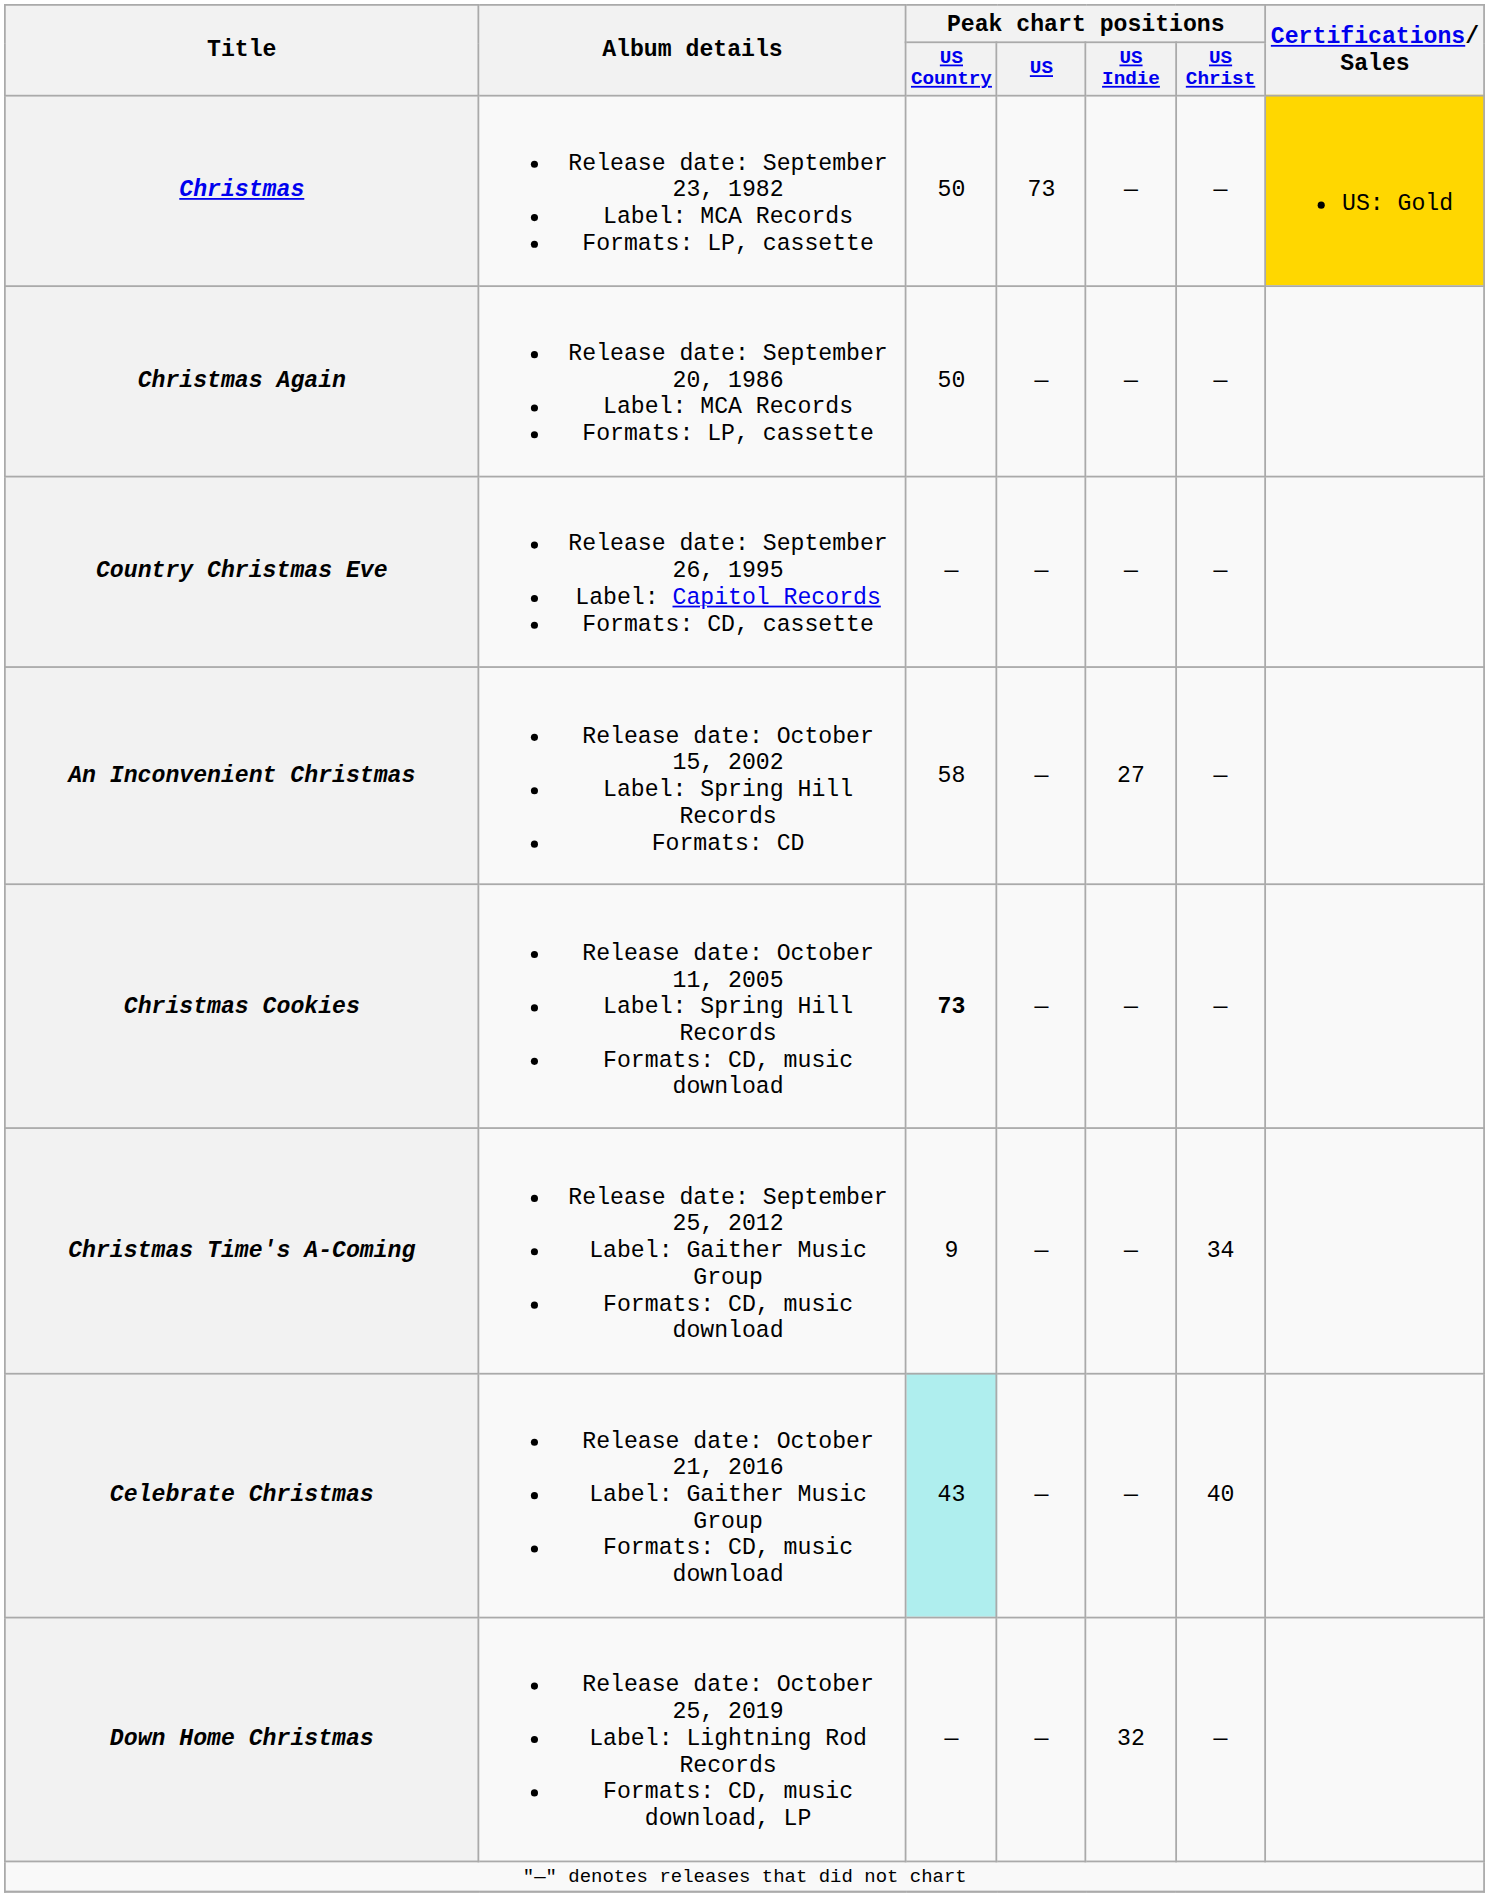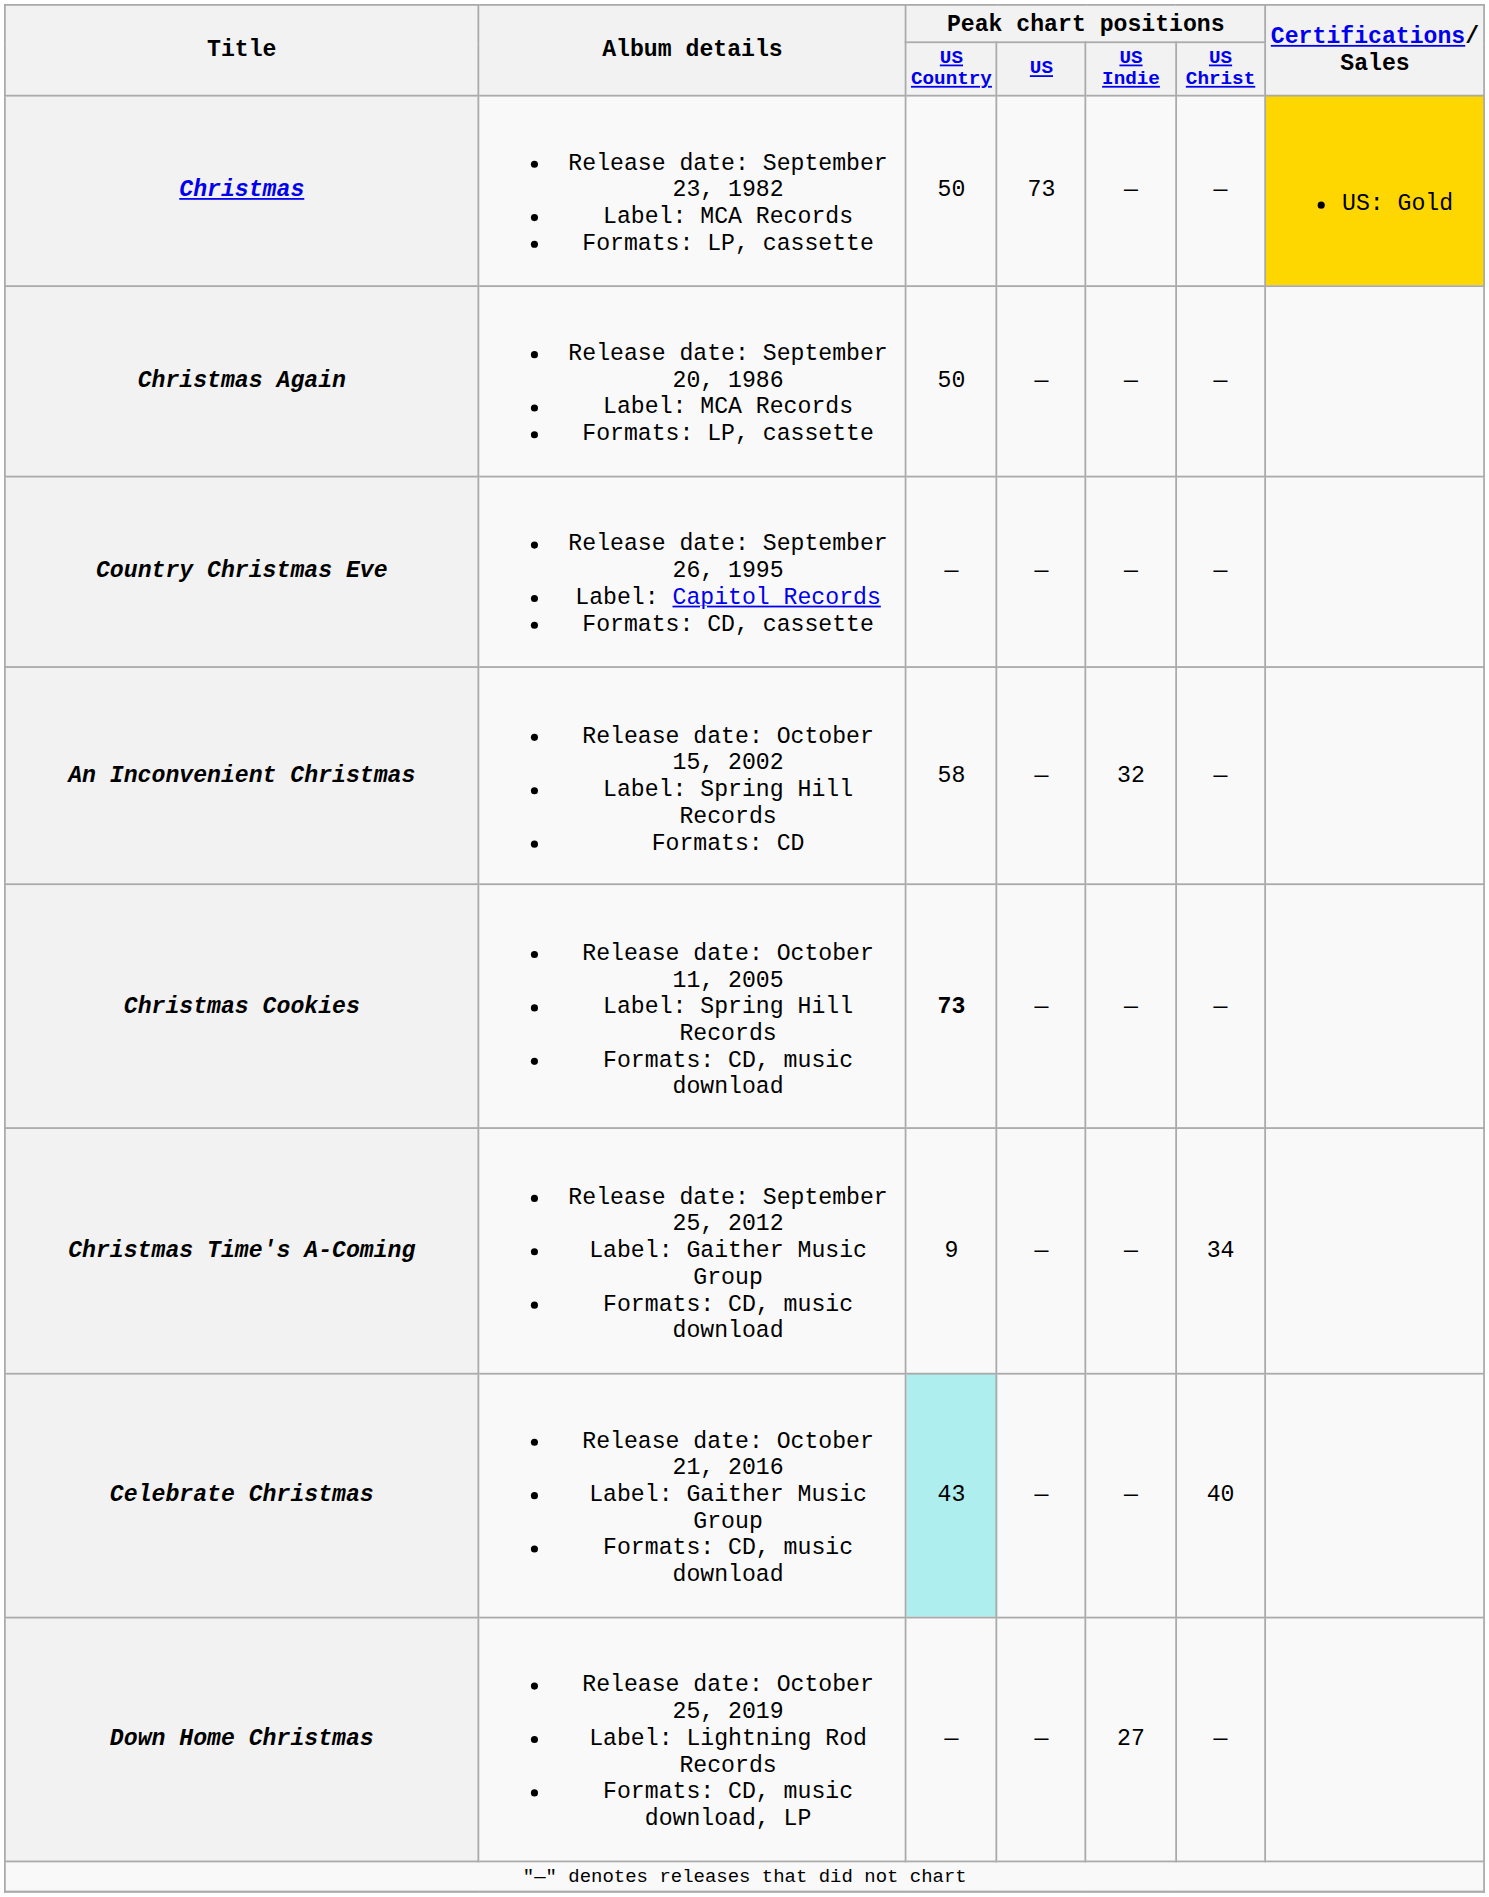(1131, 776) 27 -> (1131, 776) 32
(1131, 1739) 32 -> (1131, 1739) 27
